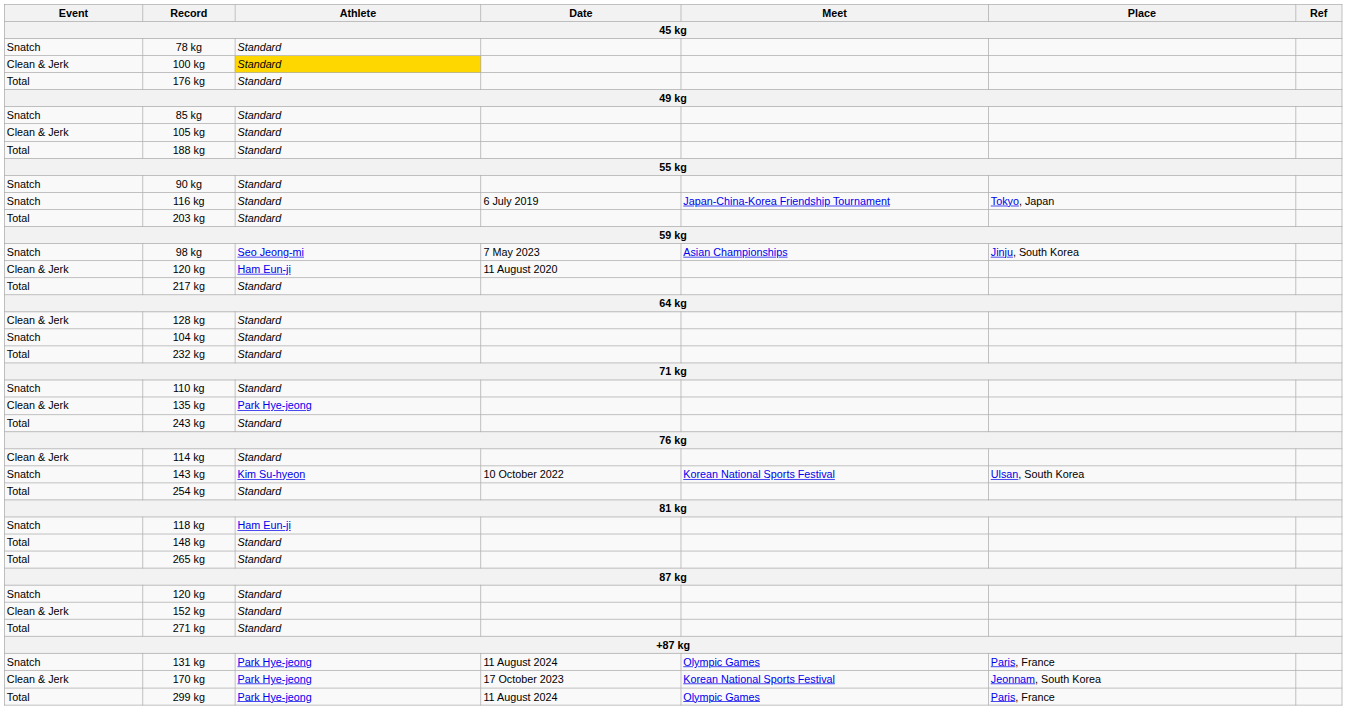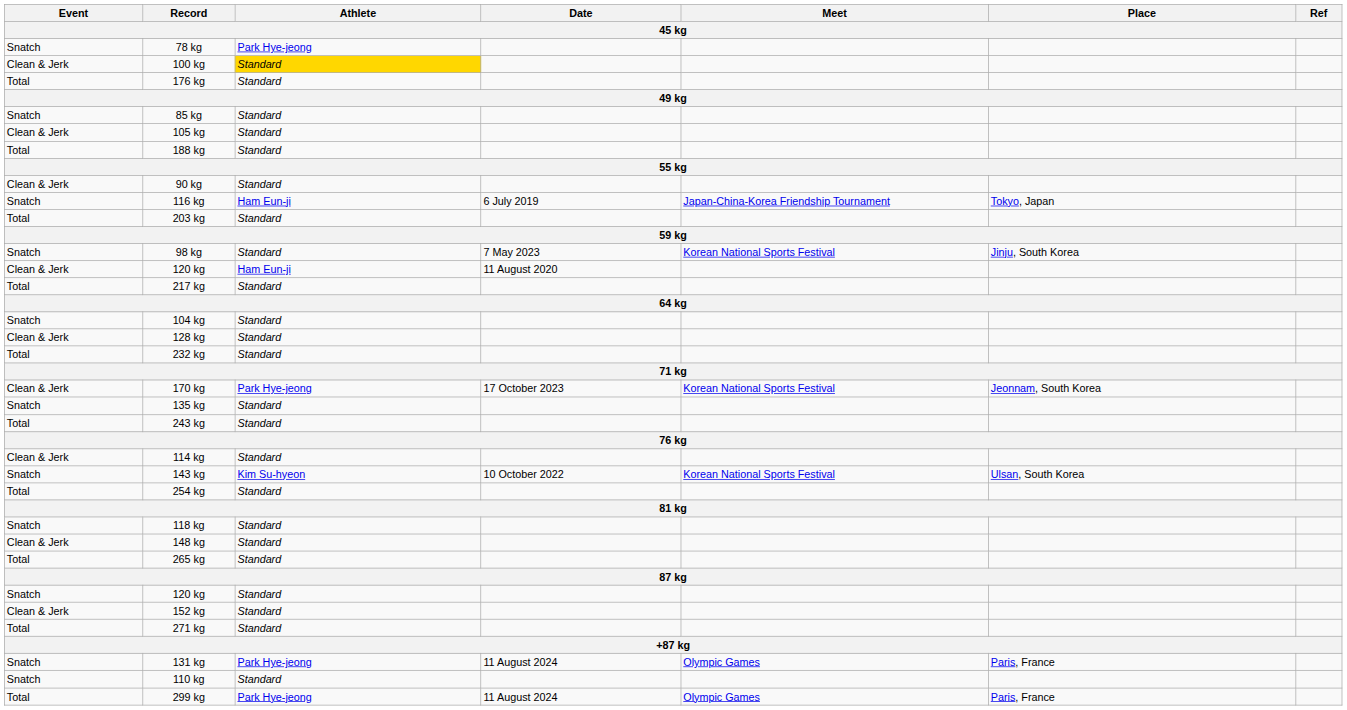(259, 47) Standard -> (275, 47) Park Hye-jeong
(24, 184) Snatch -> (38, 184) Clean & Jerk
(259, 201) Standard -> (264, 201) Ham Eun-ji
(271, 252) Seo Jeong-mi -> (259, 252) Standard
(735, 252) Asian Championships -> (759, 252) Korean National Sports Festival
rows swapped: (189, 338) <-> (189, 321)
rows swapped: (189, 389) <-> (189, 679)
(38, 406) Clean & Jerk -> (24, 406) Snatch
(275, 406) Park Hye-jeong -> (259, 406) Standard
(264, 526) Ham Eun-ji -> (259, 526) Standard
(18, 543) Total -> (38, 543) Clean & Jerk
